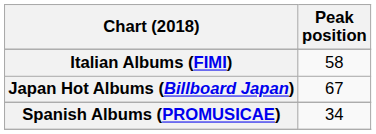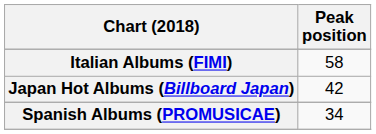(334, 89) 67 -> (334, 89) 42
